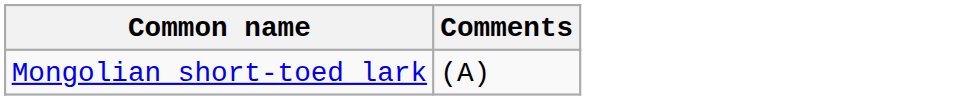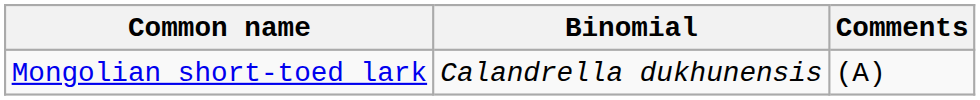+ column: (631, 28)
